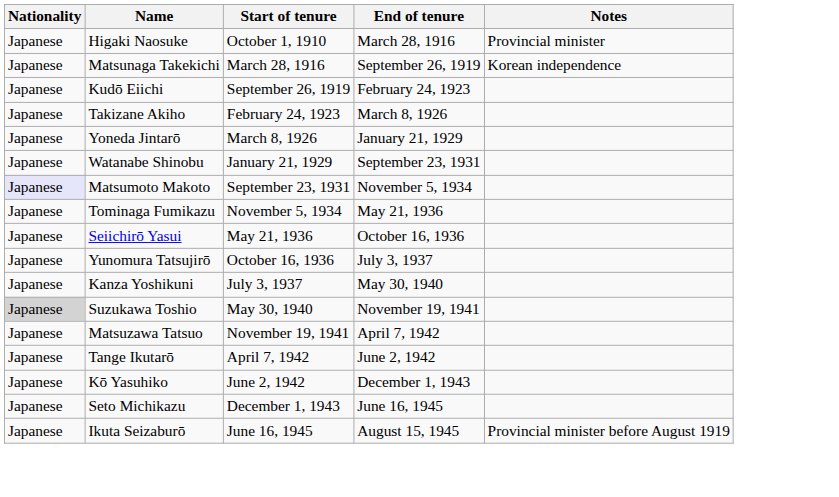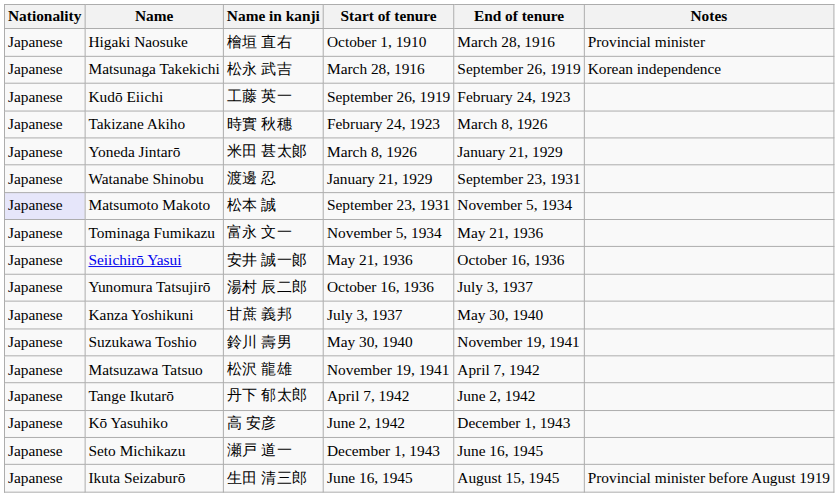+ column: (273, 16)
(35, 308) lightgrey background -> (35, 342) no background
